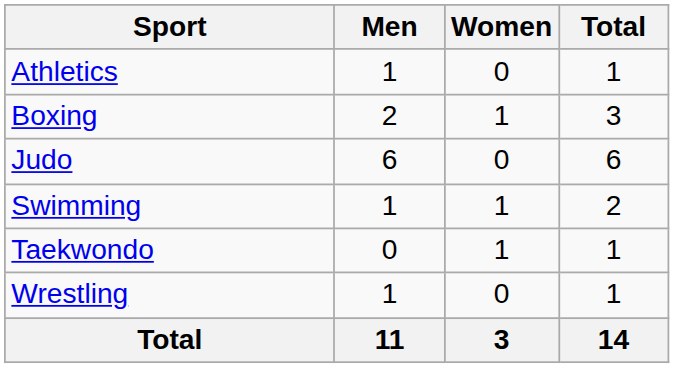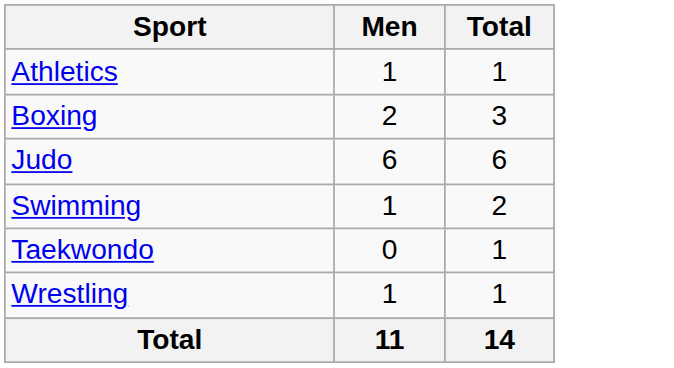- column: (502, 26)
